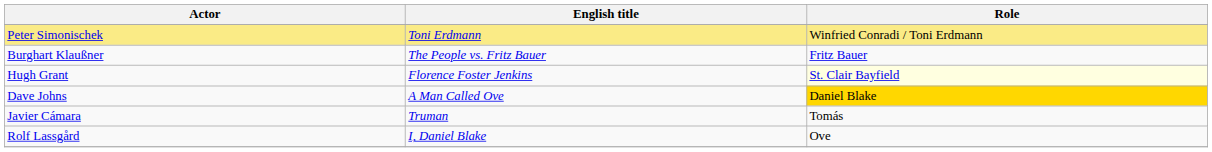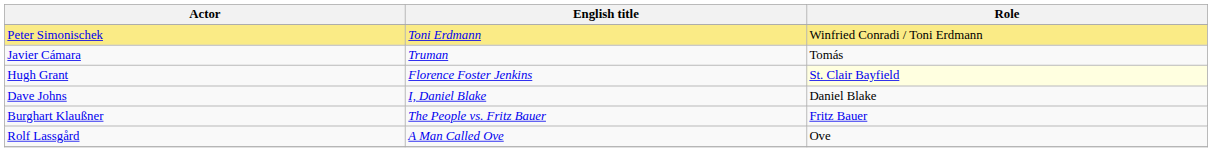rows swapped: (44, 116) <-> (55, 55)
(456, 95) A Man Called Ove -> (447, 95) I, Daniel Blake
(843, 95) gold background -> (843, 95) no background
(447, 136) I, Daniel Blake -> (456, 136) A Man Called Ove
